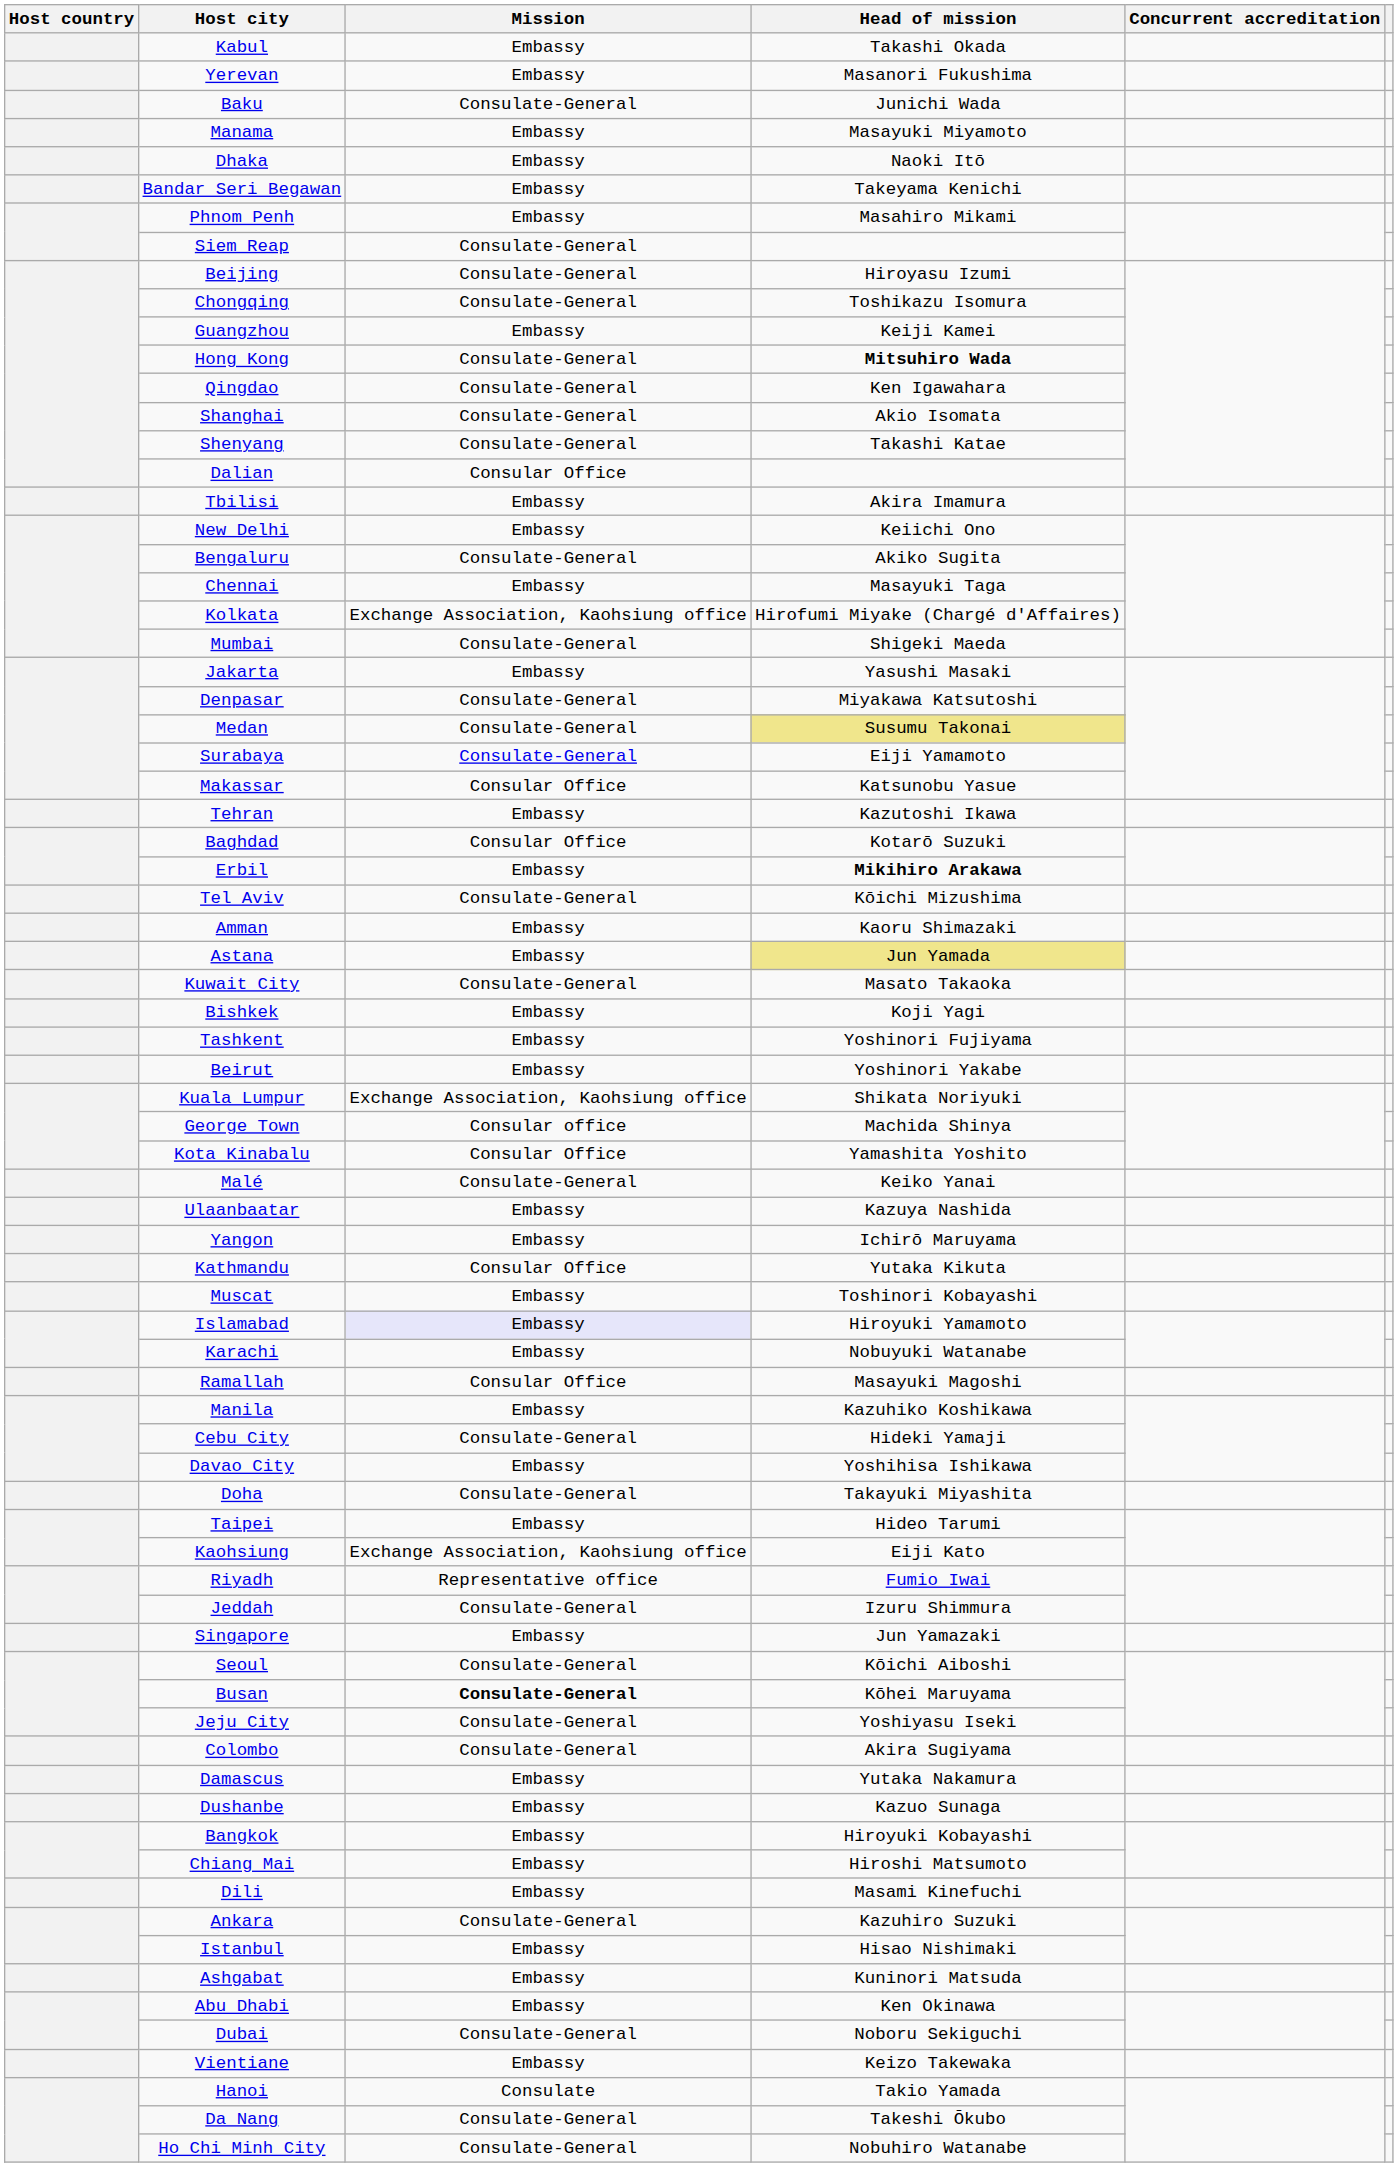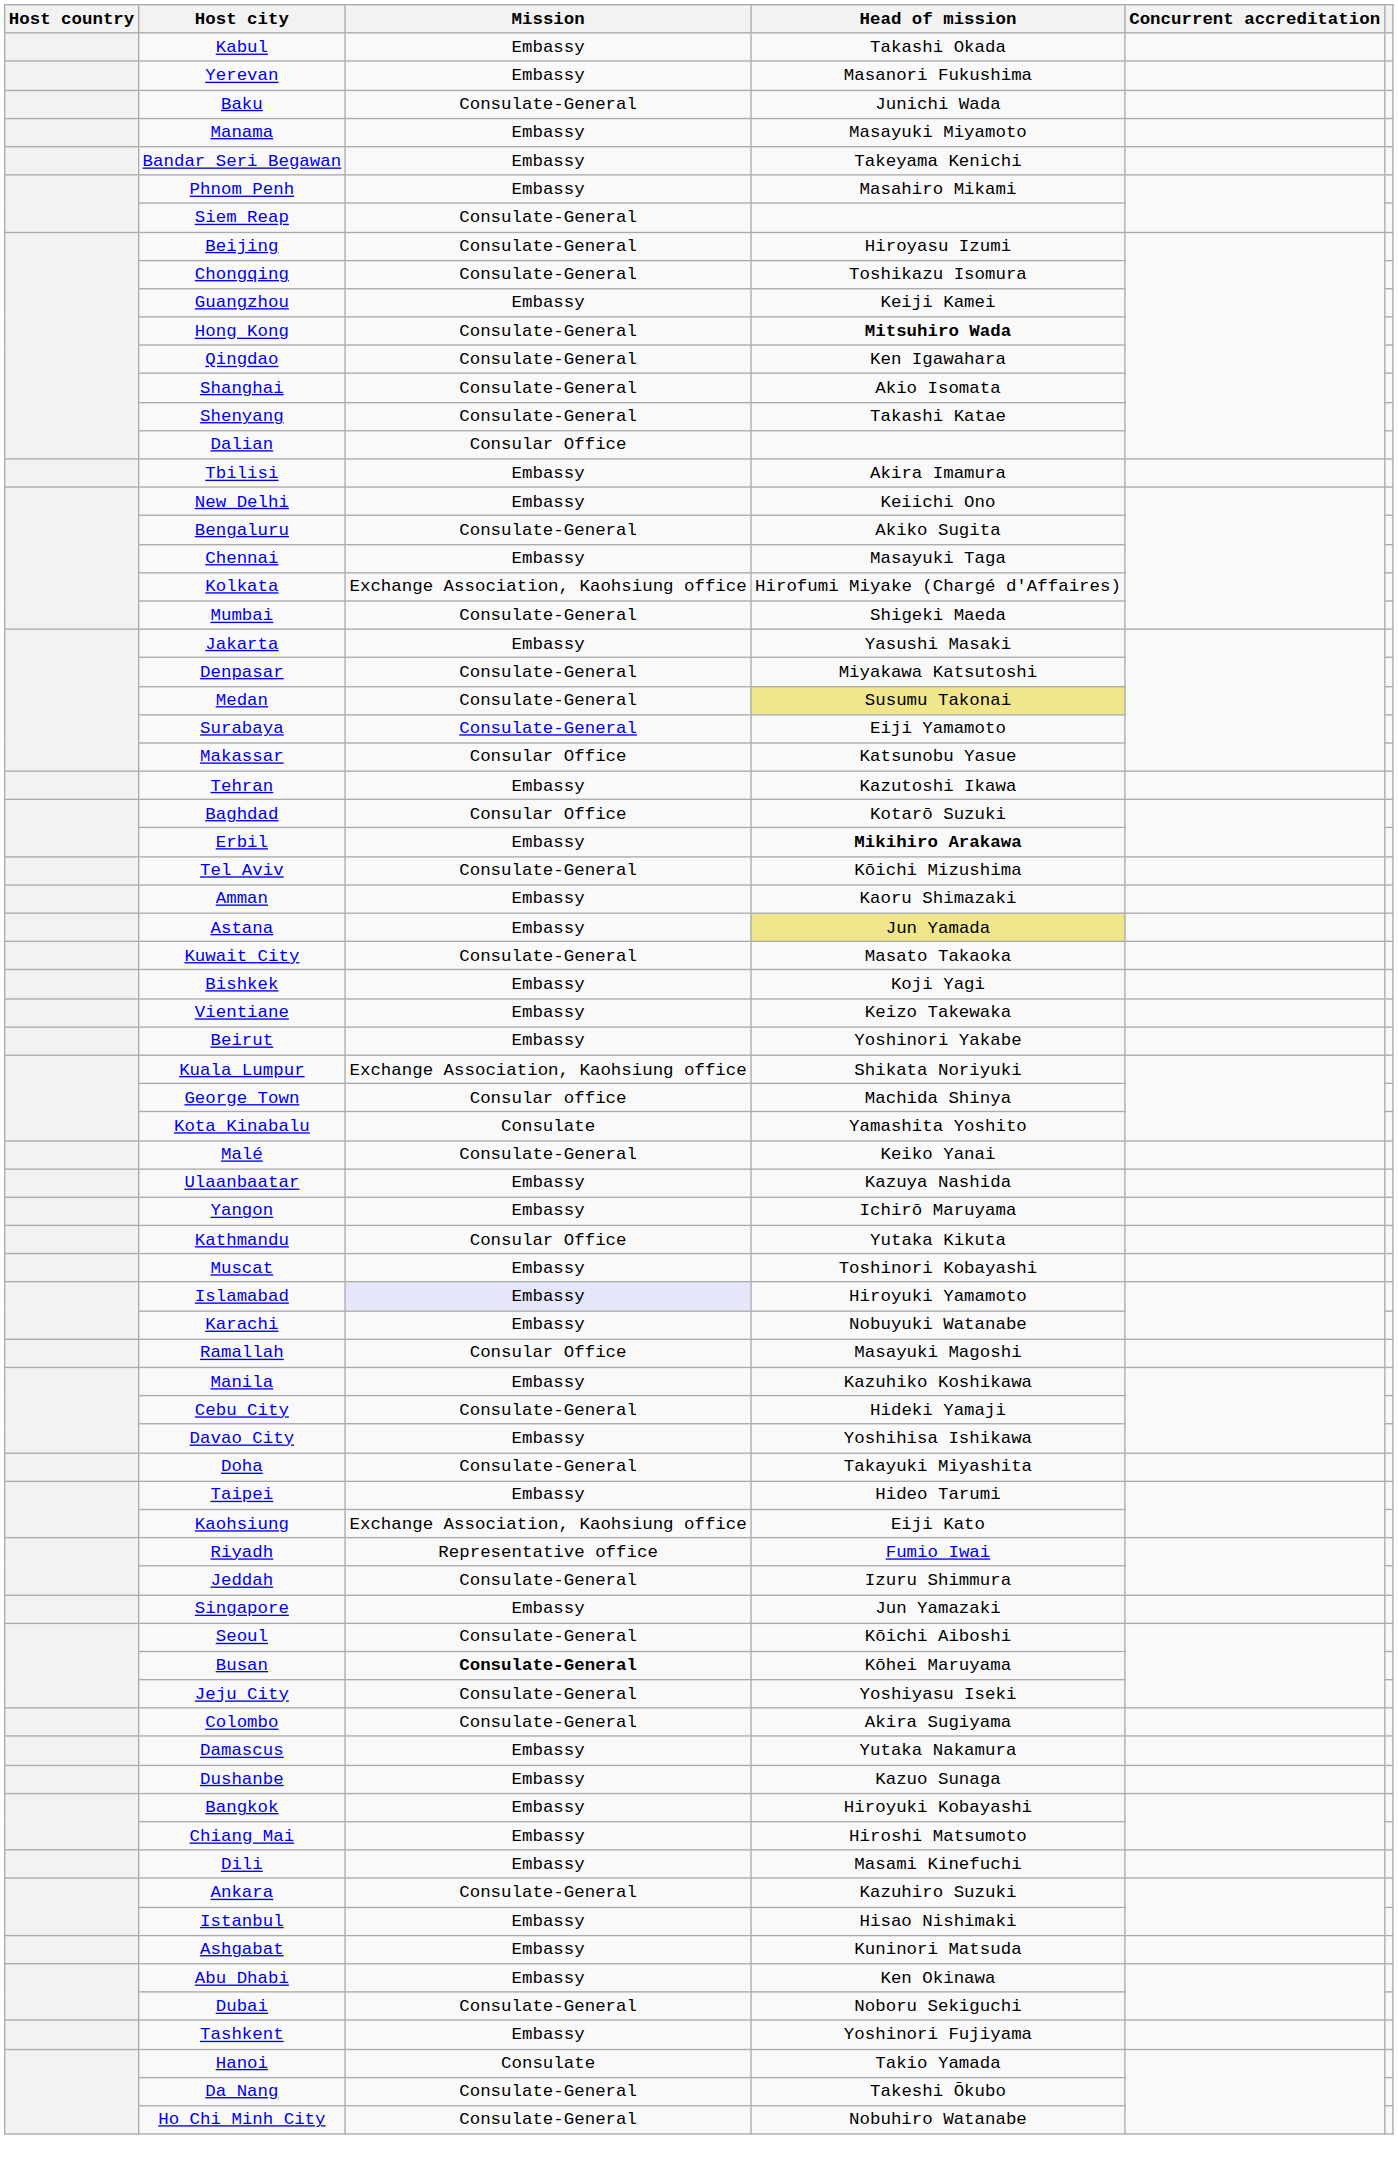- row: (242, 161)
rows swapped: (242, 2063) <-> (242, 1041)
(548, 1155) Consular Office -> (548, 1126) Consulate
